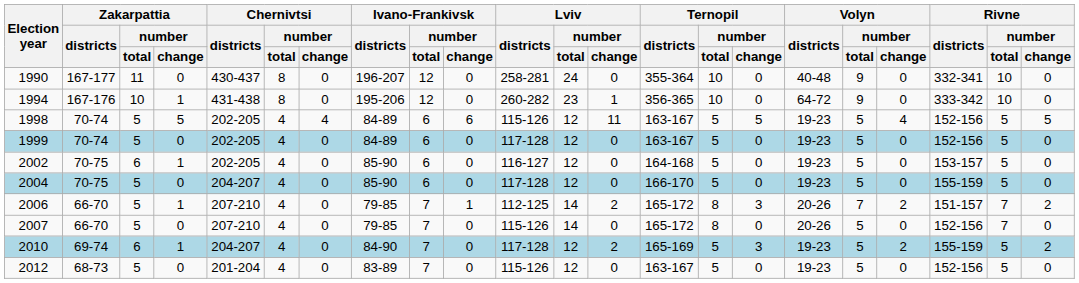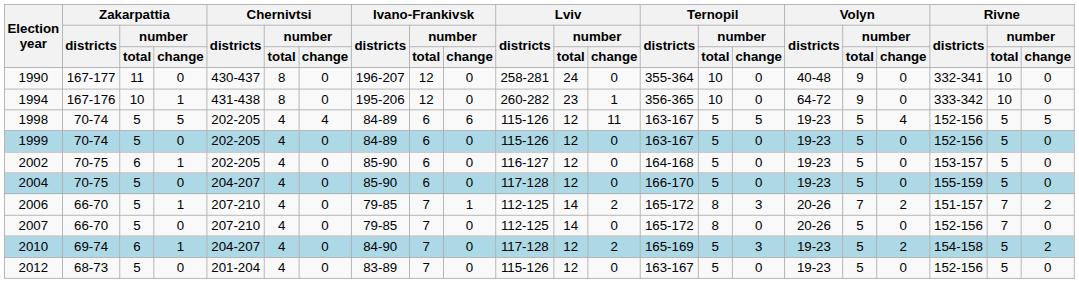(525, 141) 117-128 -> (525, 141) 115-126
(525, 225) 115-126 -> (525, 225) 112-125
(958, 246) 155-159 -> (958, 246) 154-158
